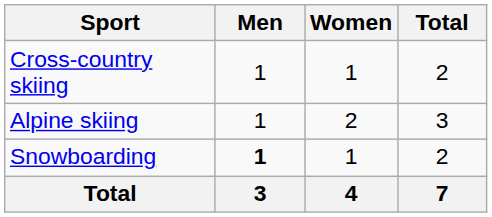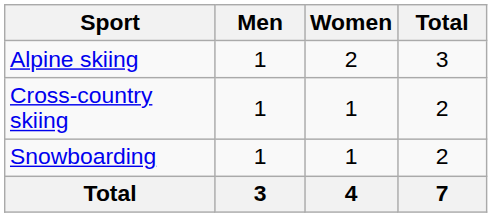rows swapped: (74, 120) <-> (81, 71)
(260, 157) bold -> (260, 157) normal
